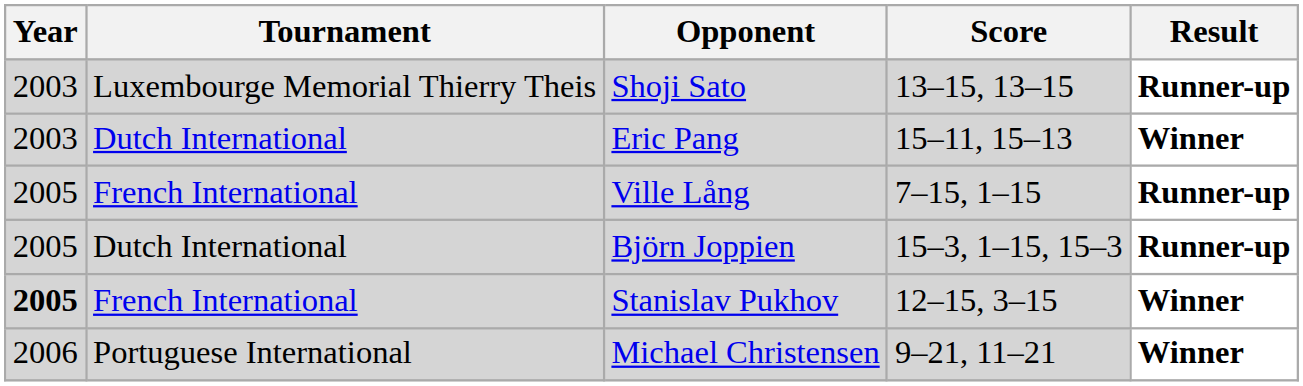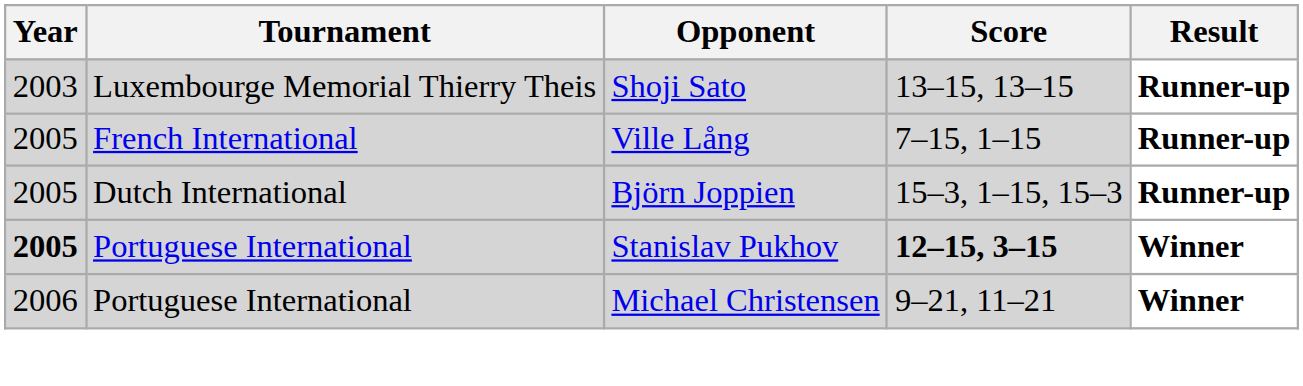- row: (675, 139)
(225, 300) French International -> (252, 246) Portuguese International
(976, 300) normal -> (976, 246) bold
